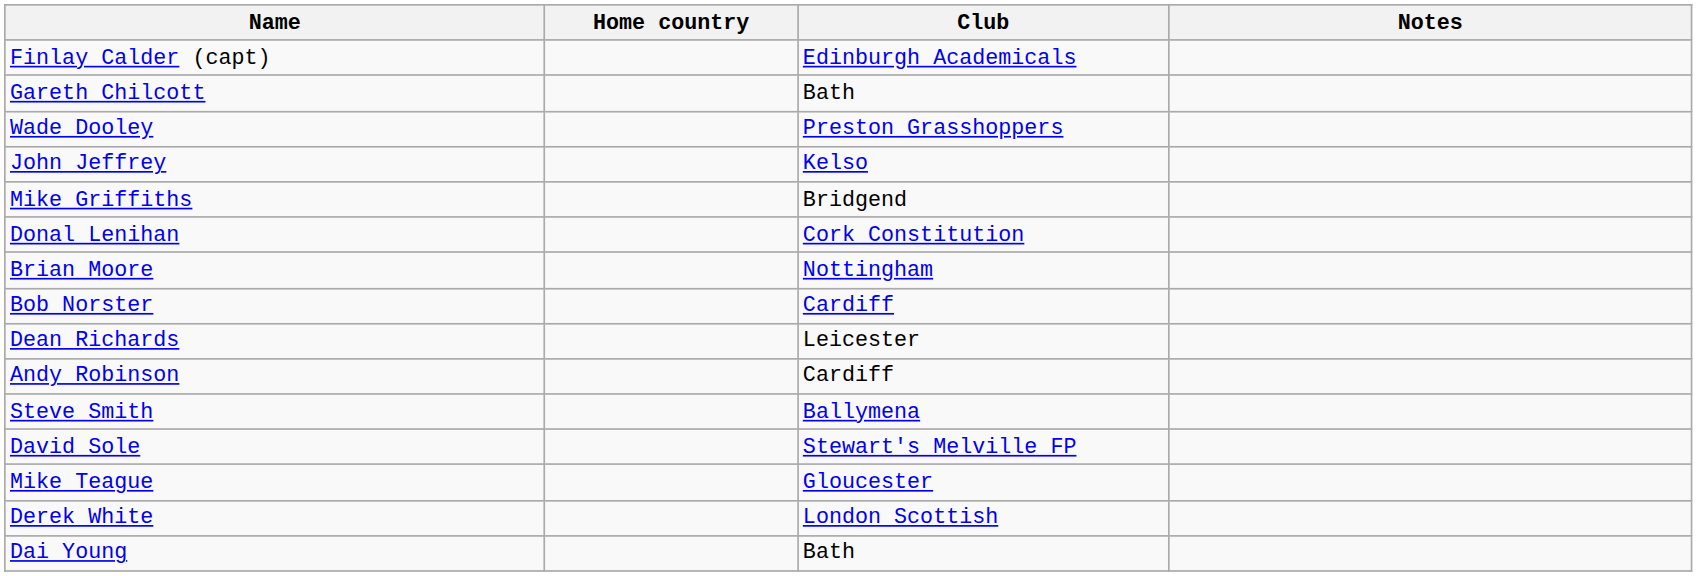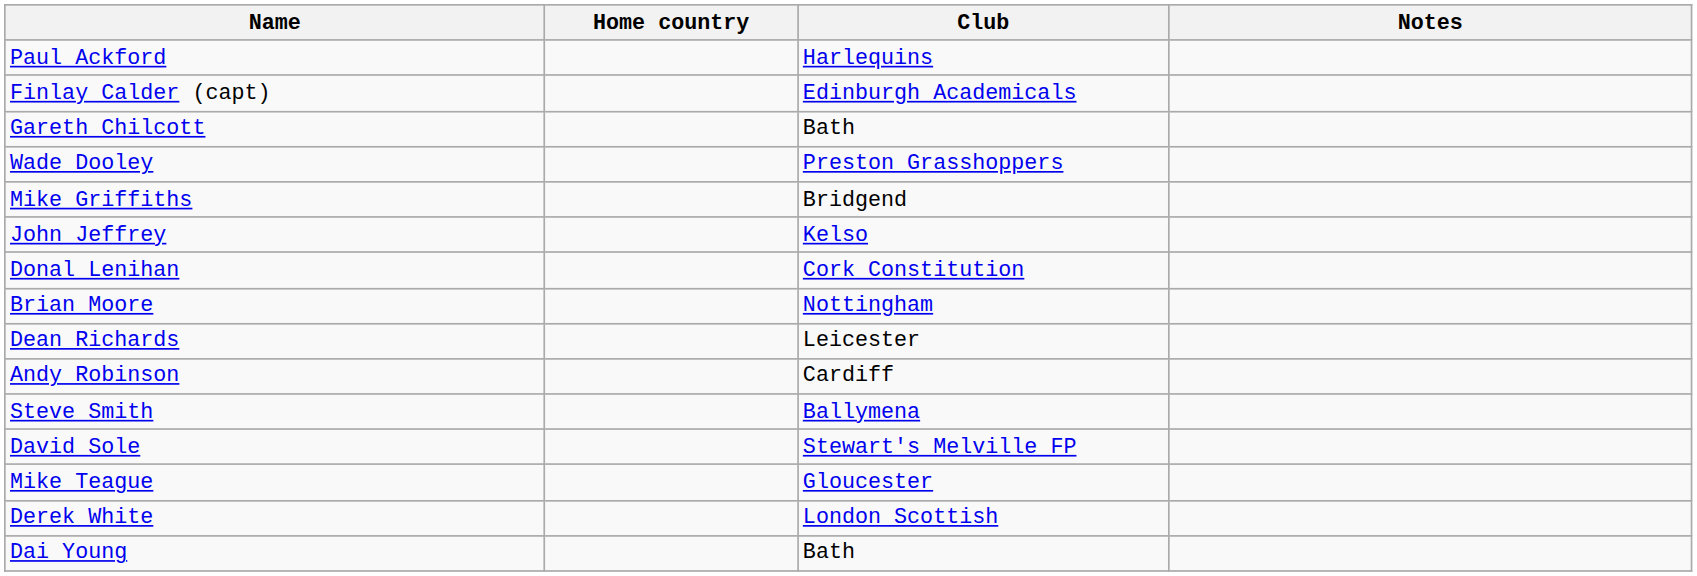+ row: (88, 58)
rows swapped: (101, 199) <-> (88, 164)
- row: (82, 306)
